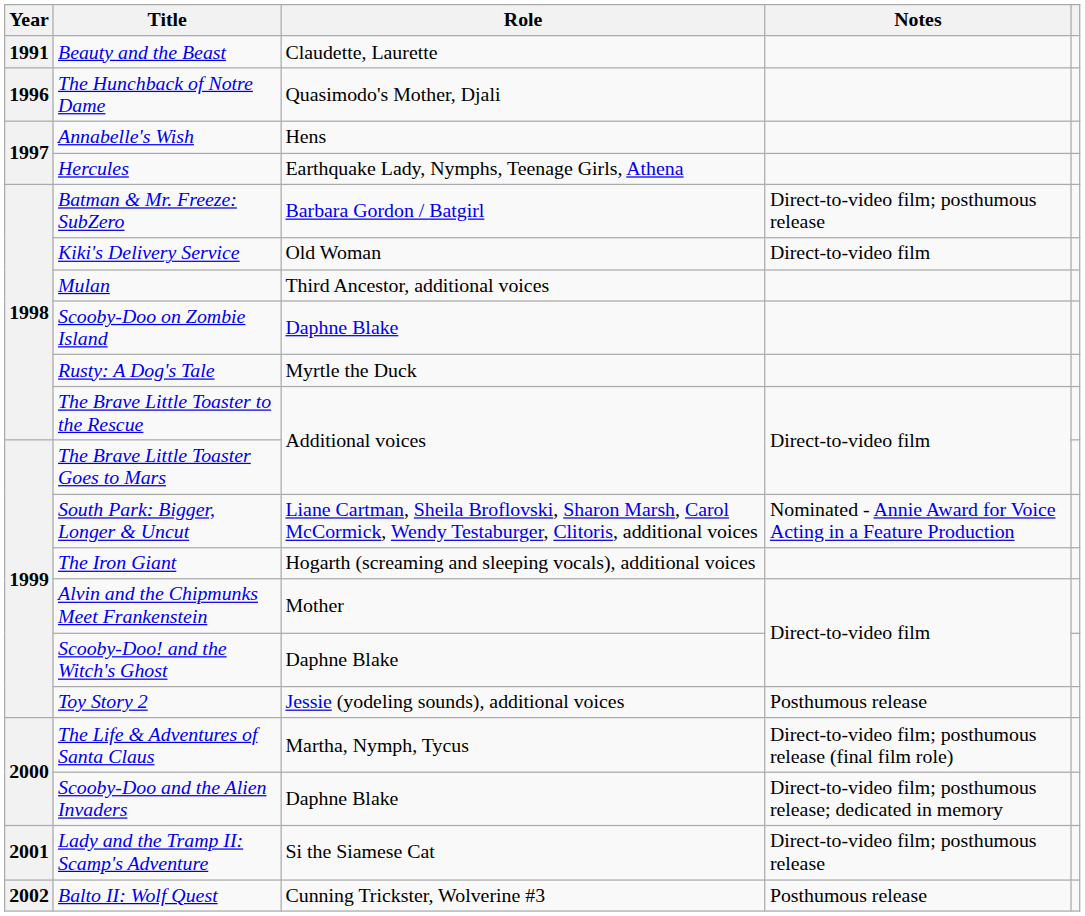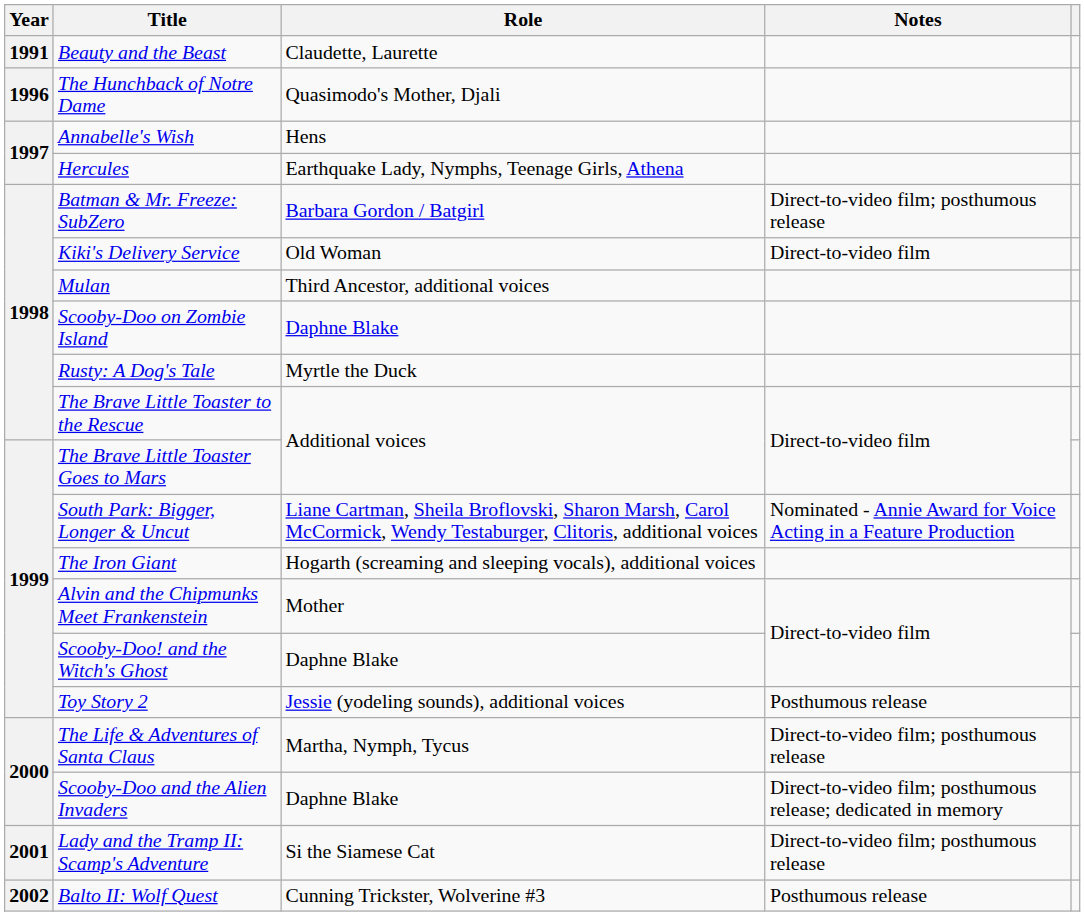(903, 744) Direct-to-video film; posthumous release (final film role) -> (903, 744) Direct-to-video film; posthumous release
